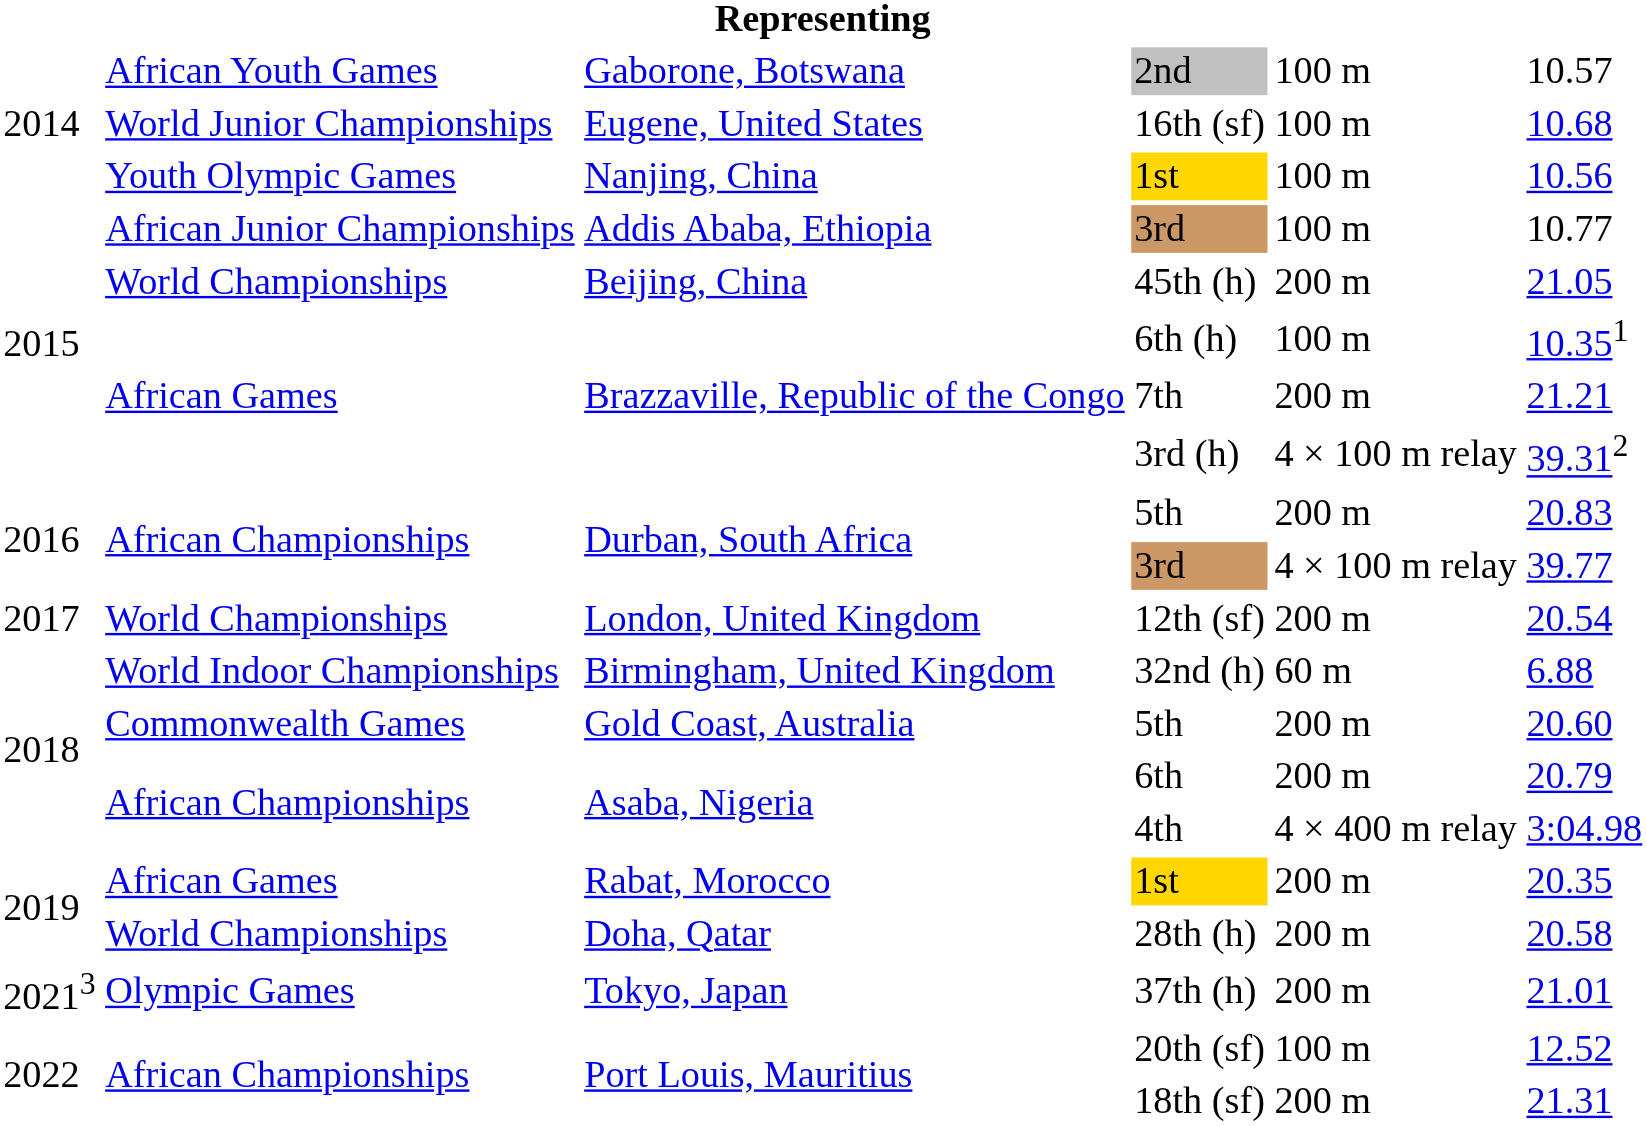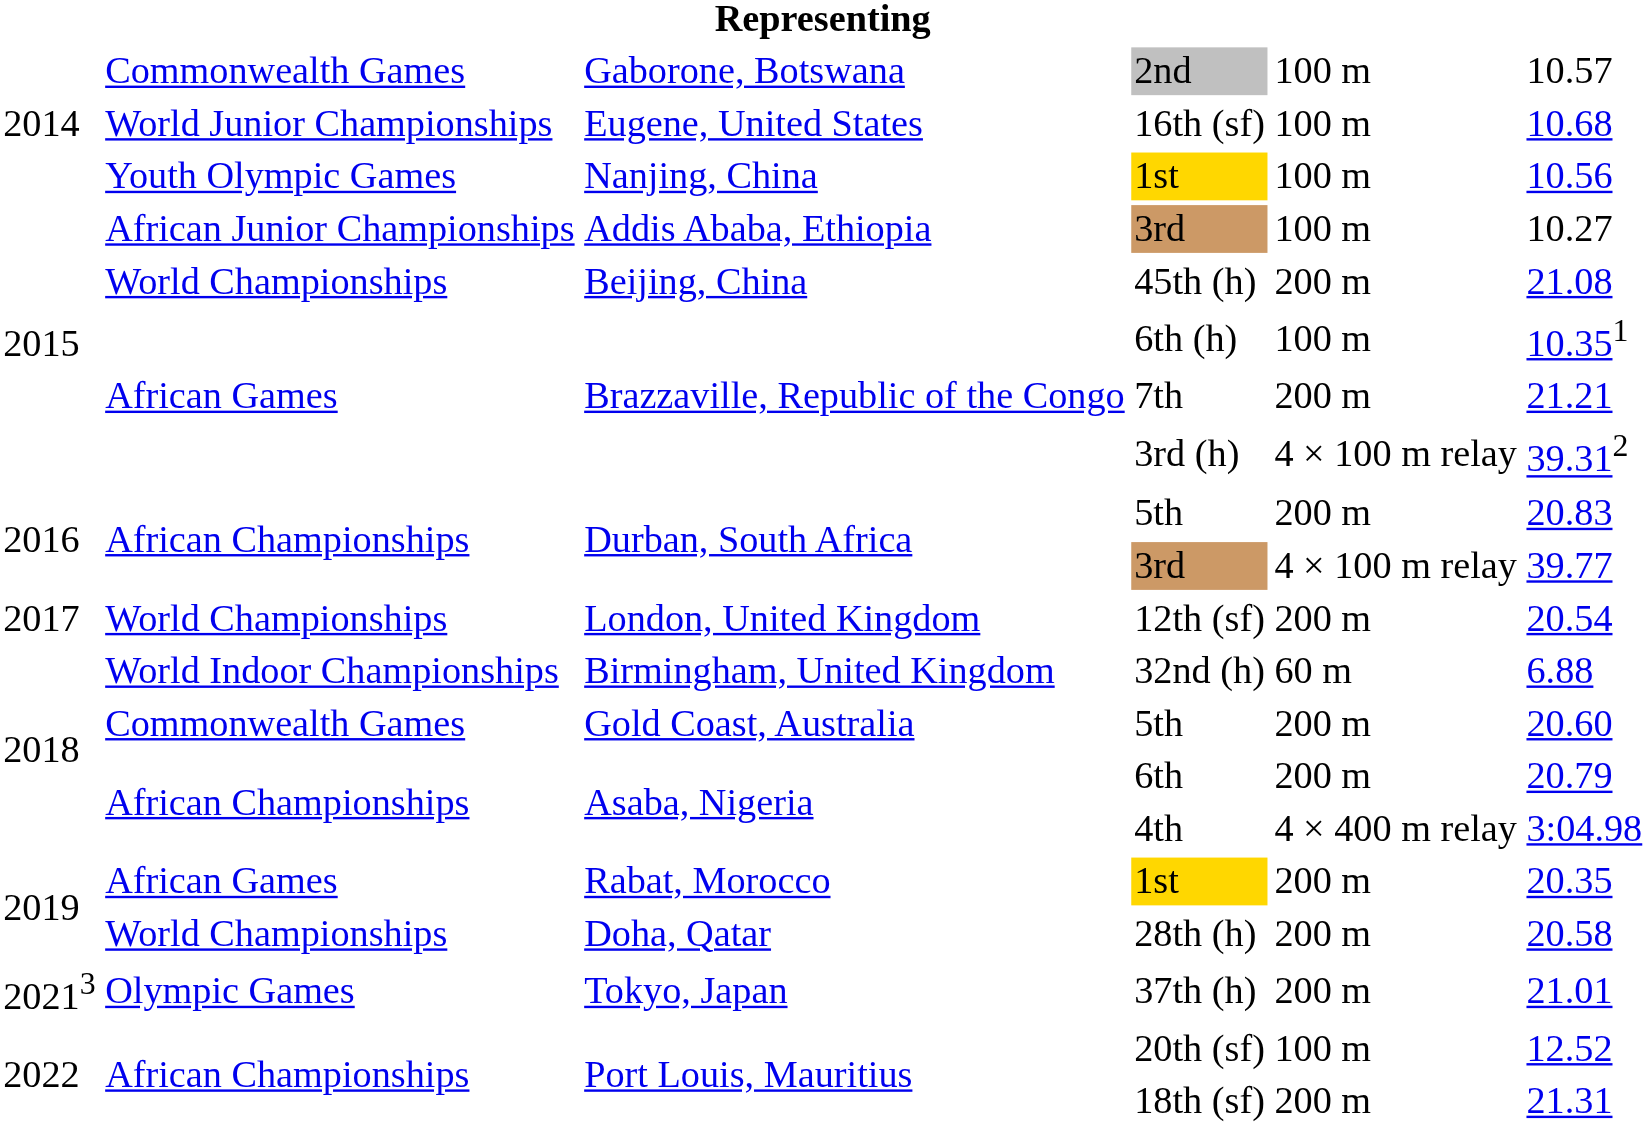(271, 70) African Youth Games -> (285, 70) Commonwealth Games
(1569, 228) 10.77 -> (1569, 228) 10.27
(1569, 280) 21.05 -> (1569, 280) 21.08
